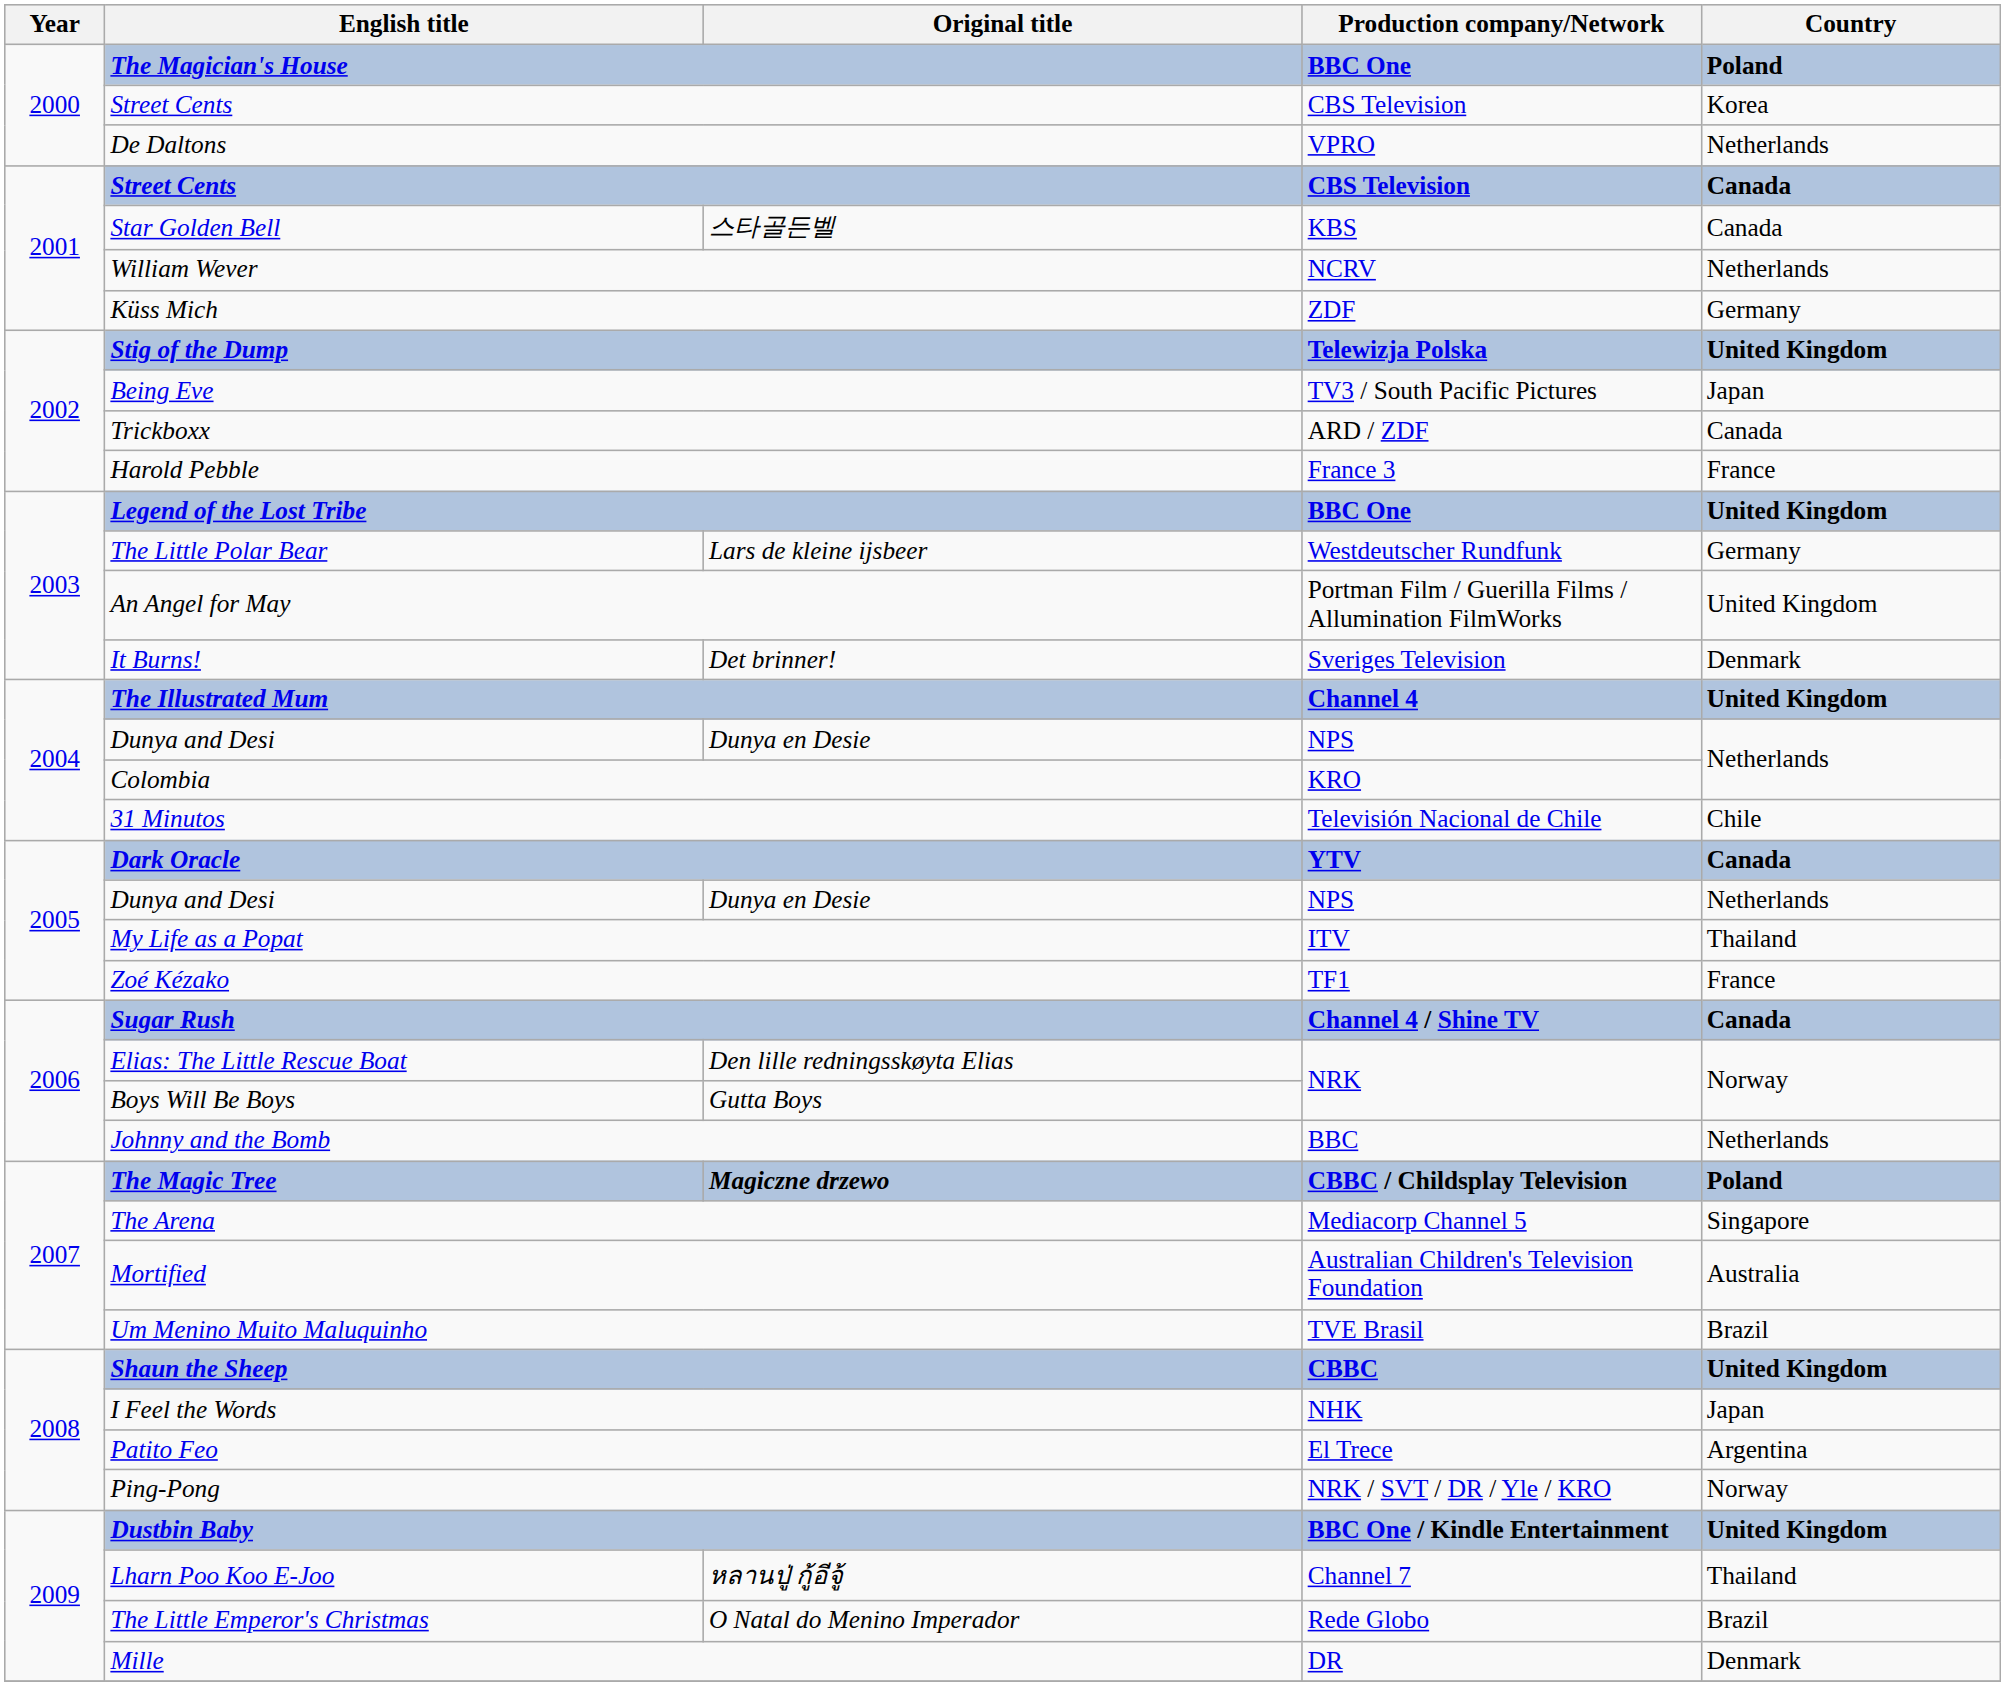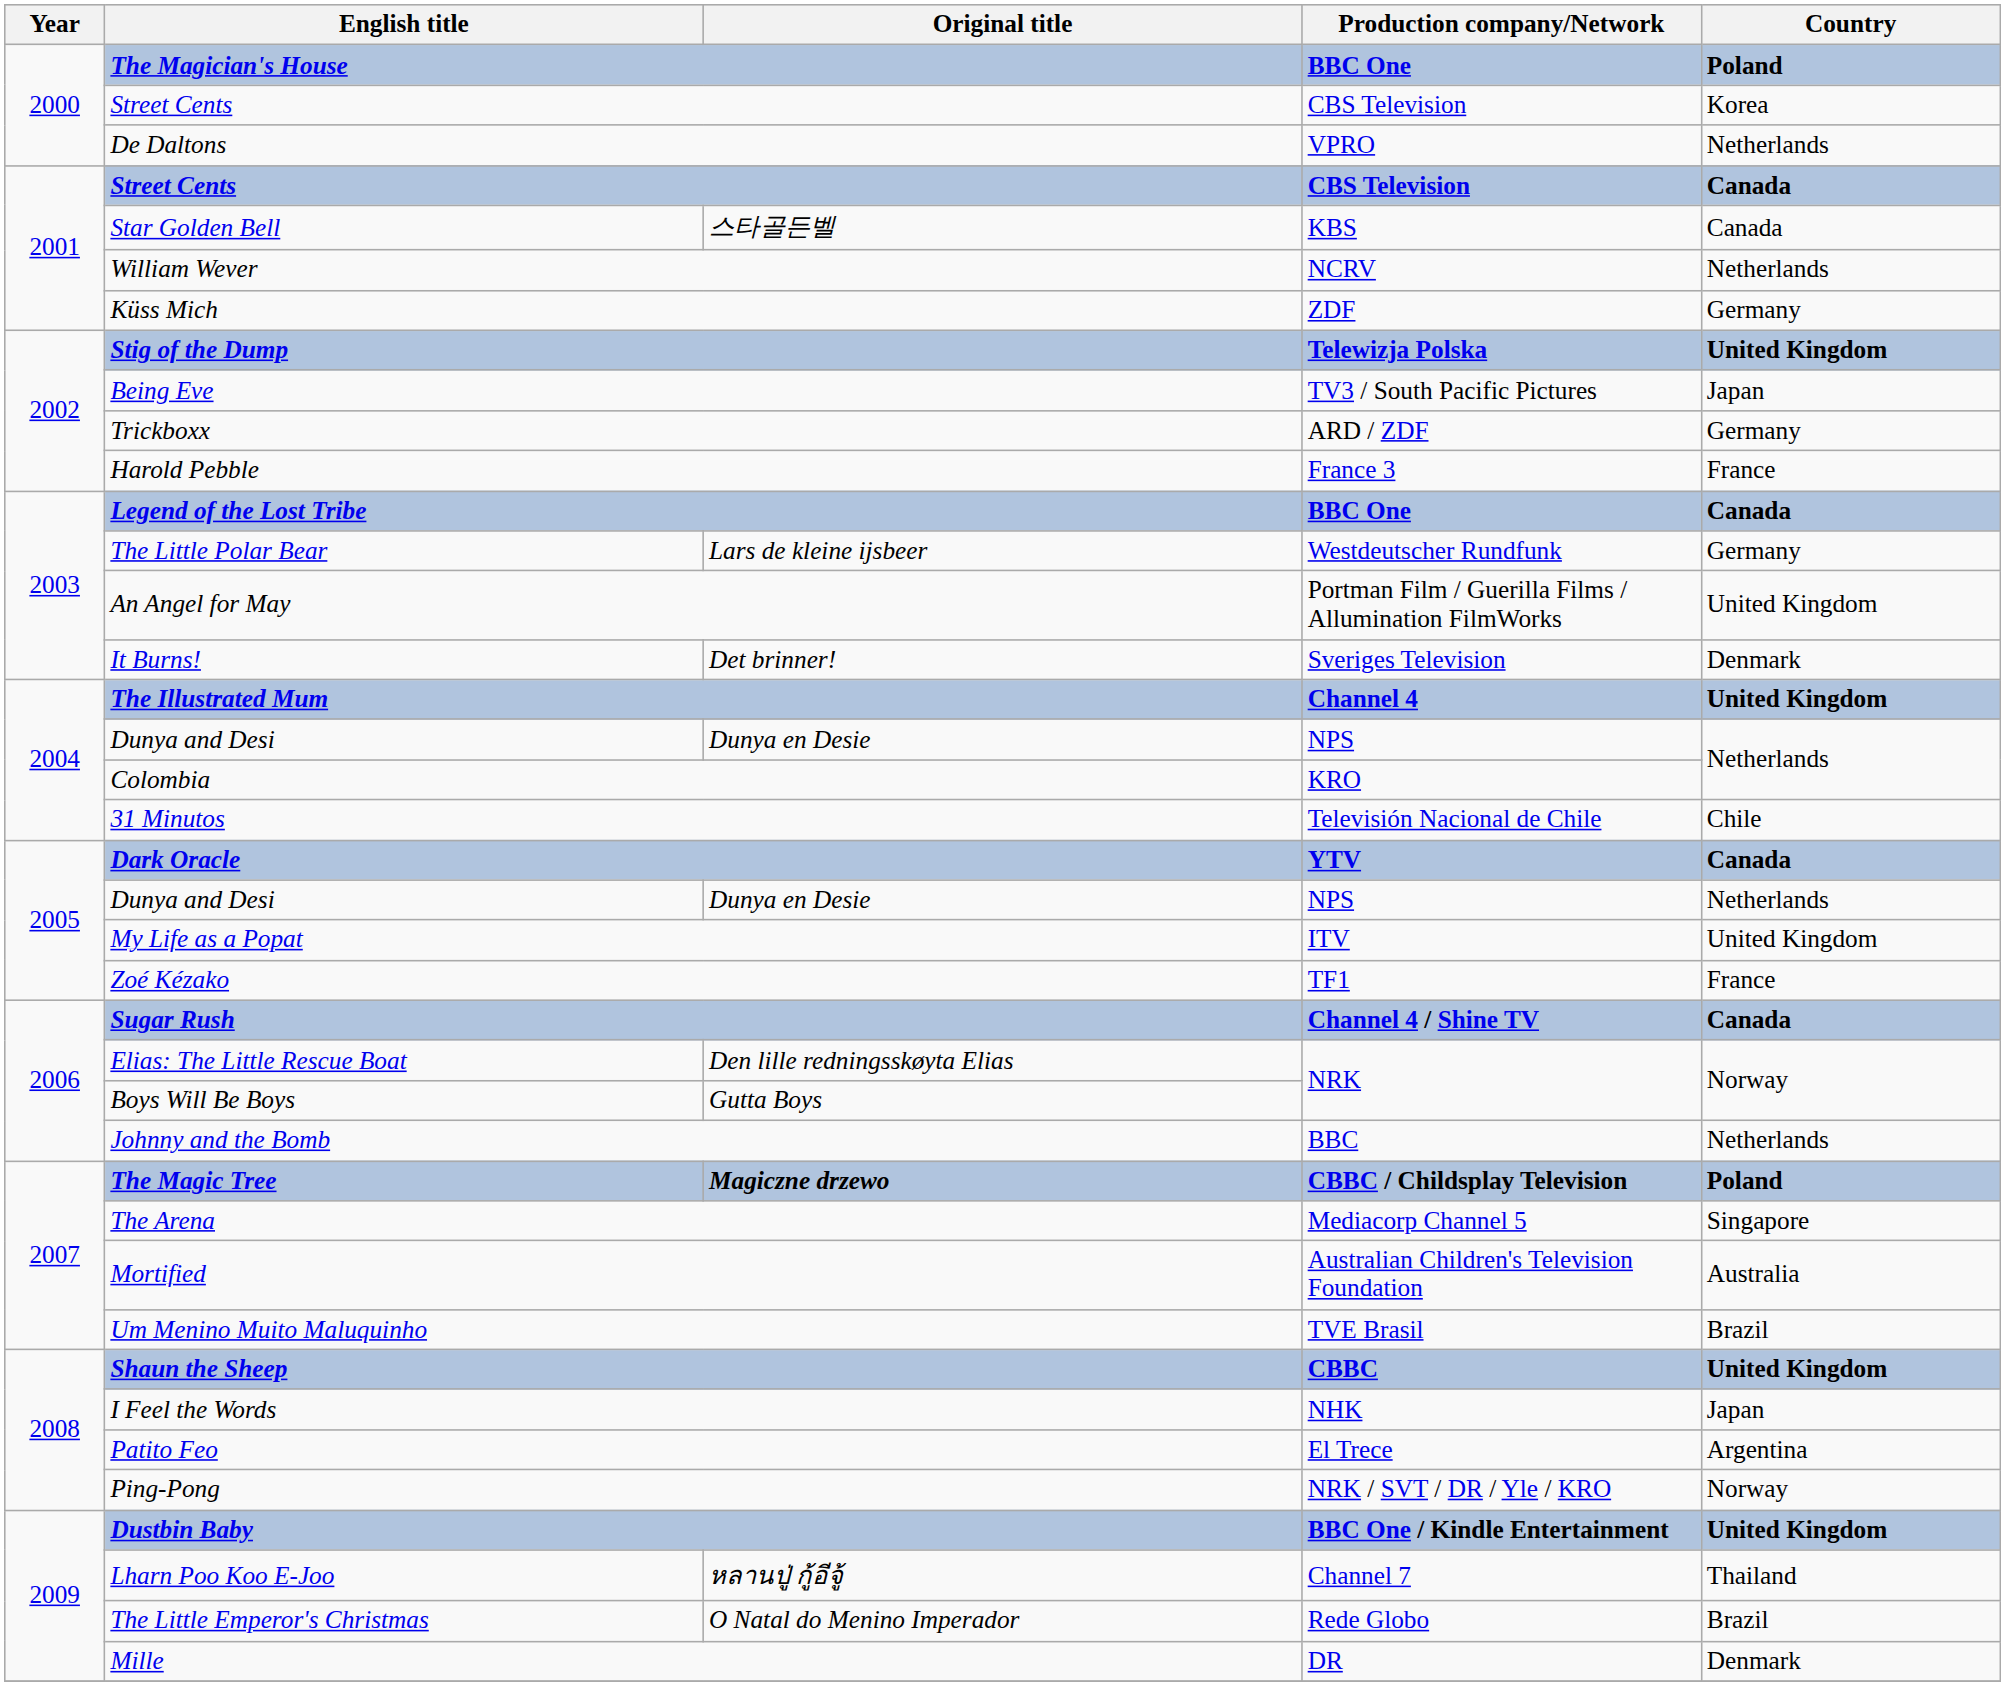(1745, 430) Canada -> (1754, 430) Germany
(1797, 510) United Kingdom -> (1749, 510) Canada
(1752, 939) Thailand -> (1792, 939) United Kingdom
